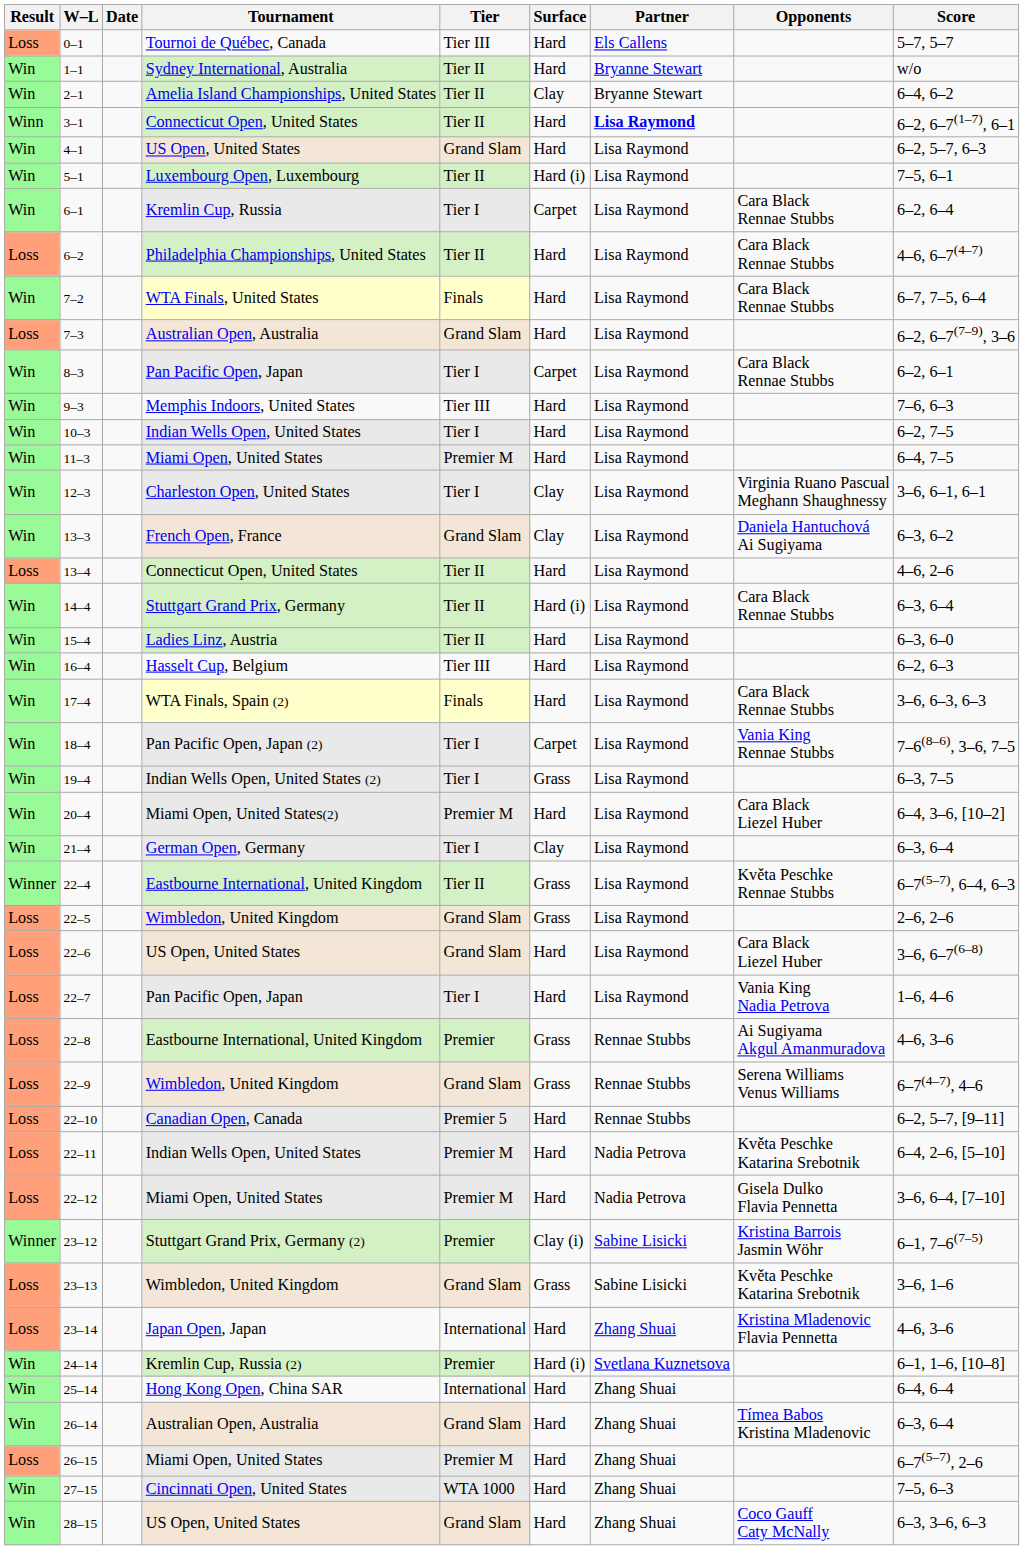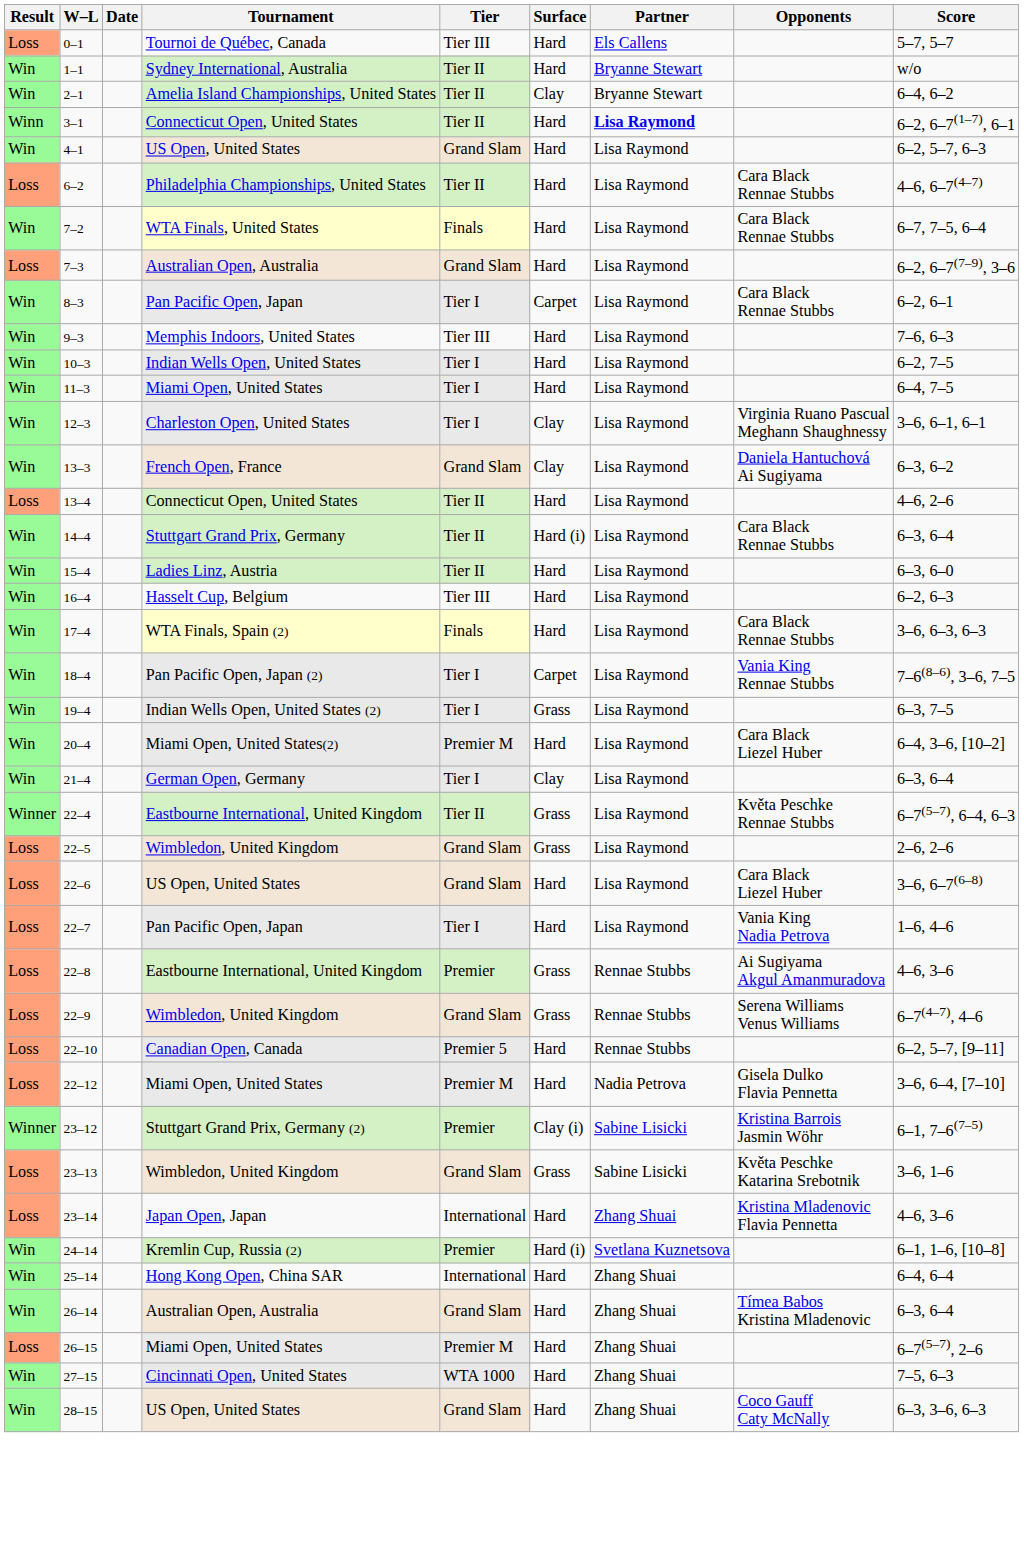- row: (74, 176)
- row: (74, 211)
(478, 457) Premier M -> (461, 388) Tier I
- row: (80, 1154)
